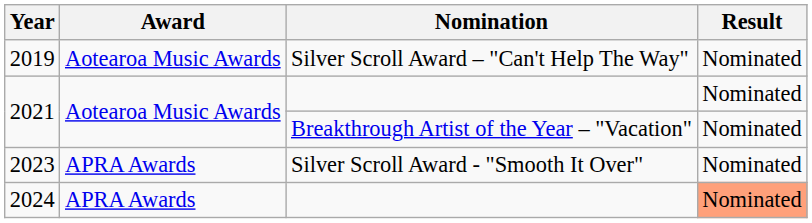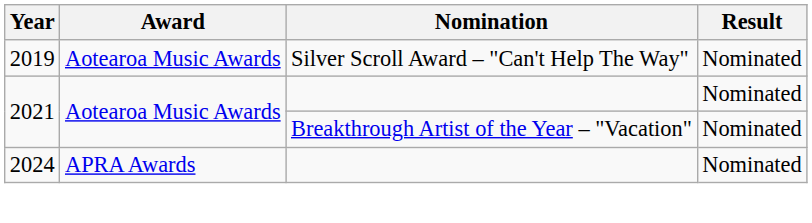- row: (32, 164)
(752, 199) lightsalmon background -> (752, 164) no background
